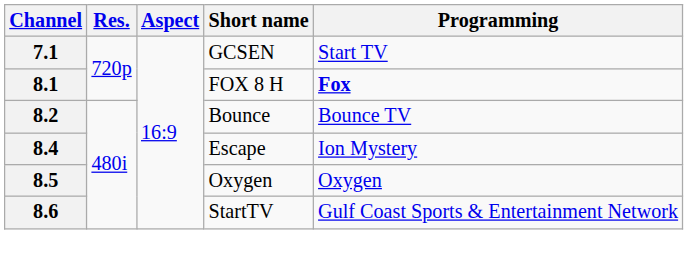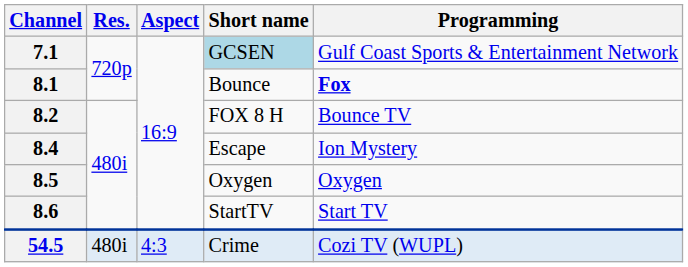(242, 52) no background -> (242, 52) lightblue background
(353, 52) Start TV -> (498, 52) Gulf Coast Sports & Entertainment Network
(246, 84) FOX 8 H -> (239, 84) Bounce
(239, 116) Bounce -> (246, 116) FOX 8 H
(498, 212) Gulf Coast Sports & Entertainment Network -> (353, 212) Start TV
+ row: (46, 245)
